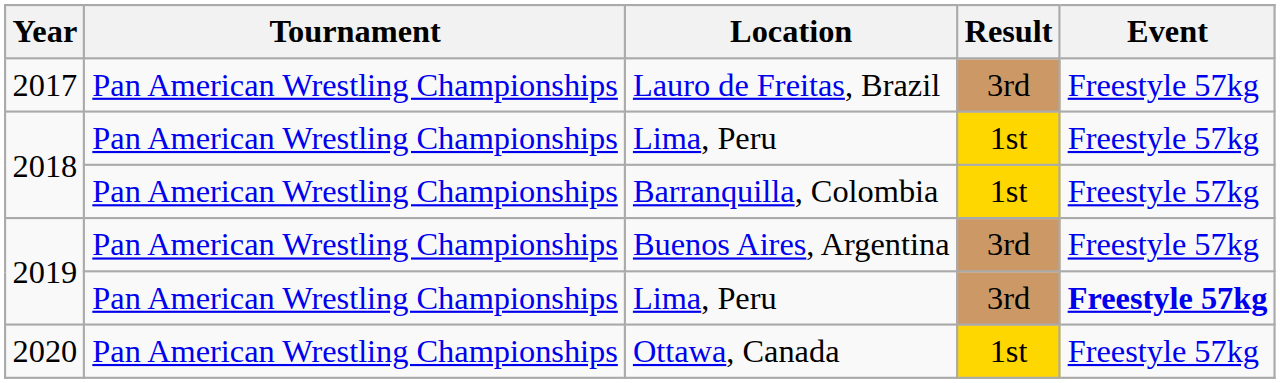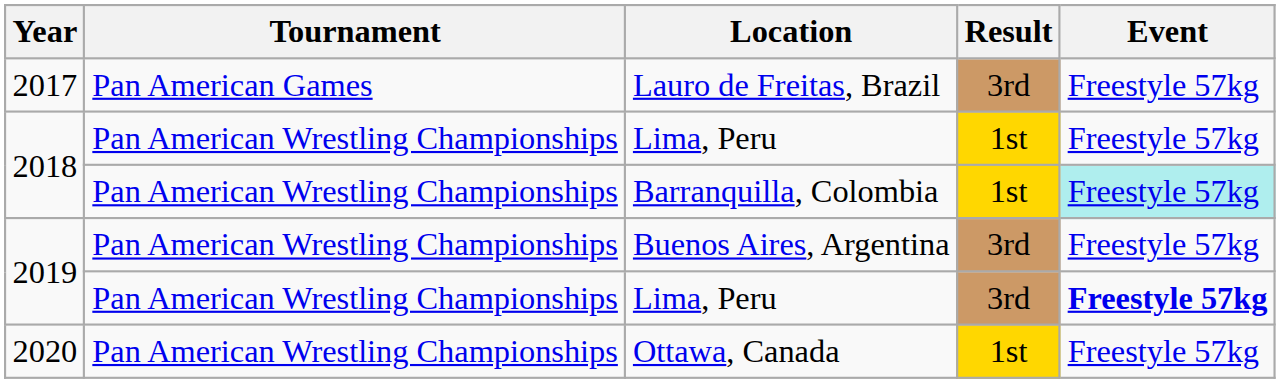(355, 84) Pan American Wrestling Championships -> (232, 84) Pan American Games
(1163, 191) no background -> (1163, 191) paleturquoise background
